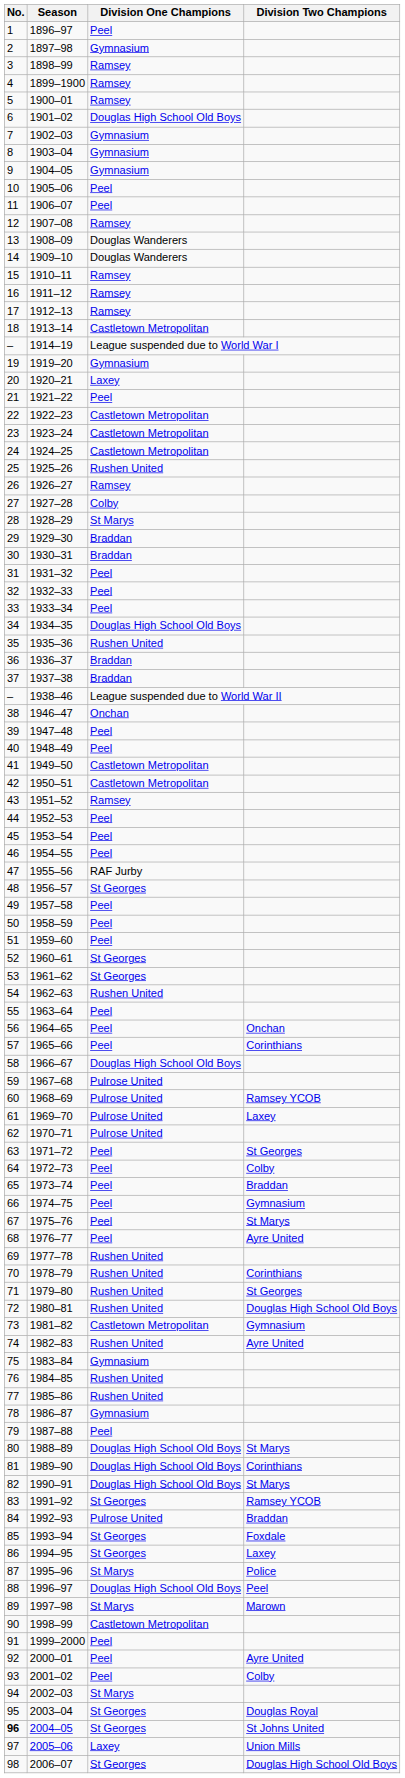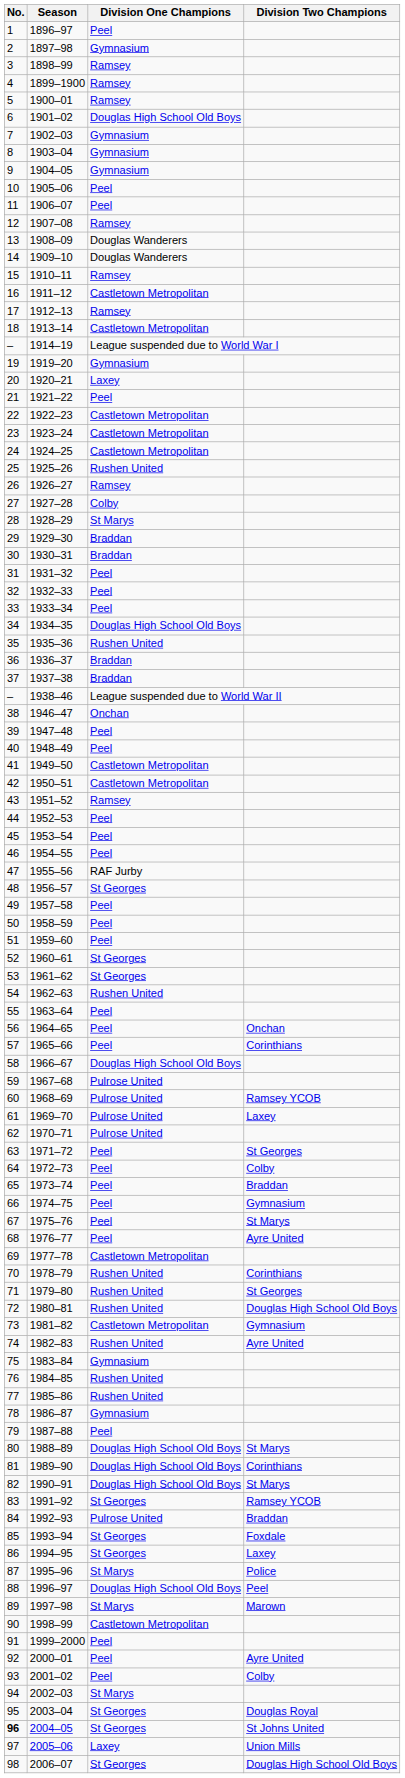(110, 293) Ramsey -> (149, 293) Castletown Metropolitan
(127, 1256) Rushen United -> (149, 1256) Castletown Metropolitan
